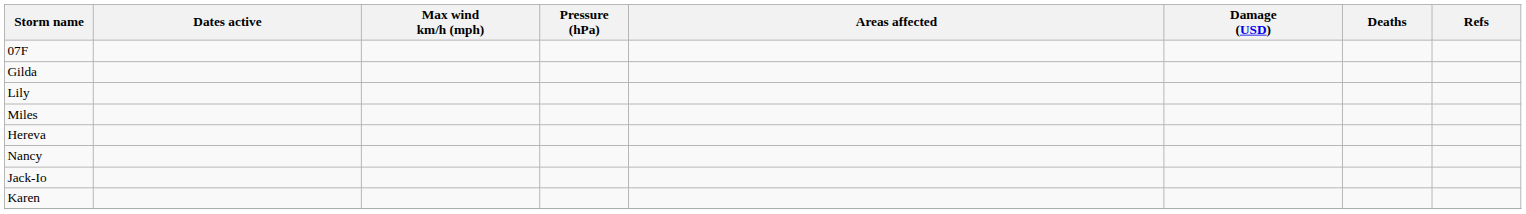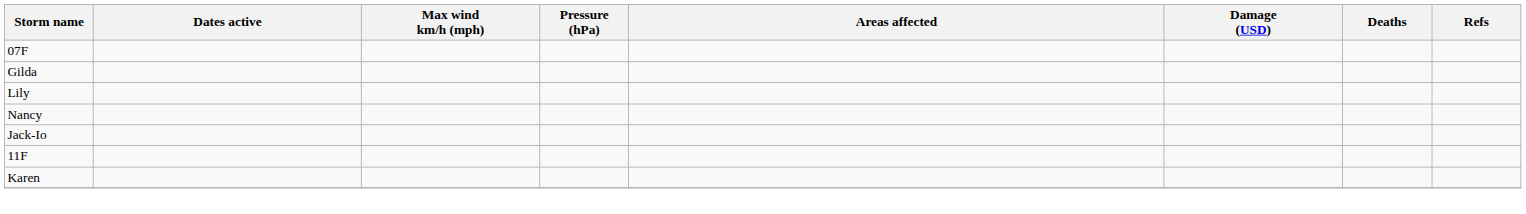- row: (23, 114)
- row: (27, 135)
+ row: (18, 156)
